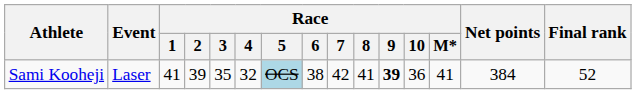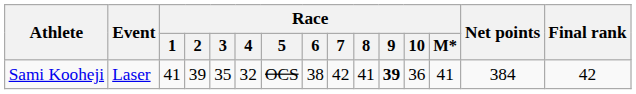(282, 74) lightblue background -> (282, 74) no background
(587, 74) 52 -> (587, 74) 42
